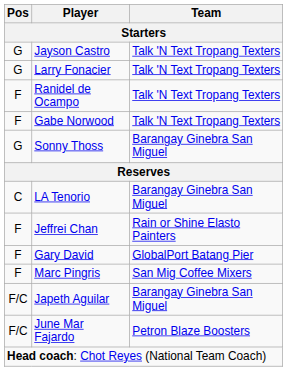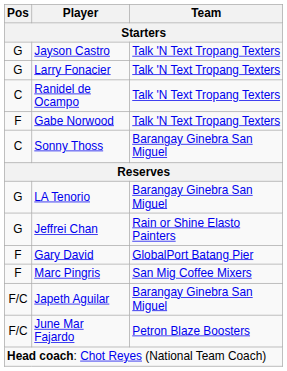(18, 95) F -> (18, 95) C
(18, 146) G -> (18, 146) C
(18, 197) C -> (18, 197) G
(18, 229) F -> (18, 229) G
